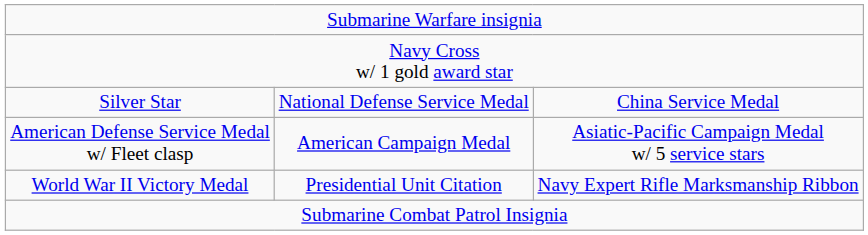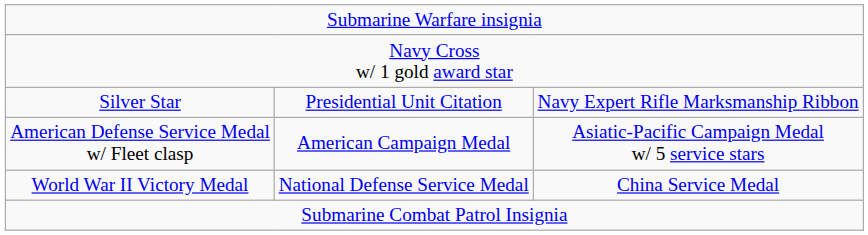(404, 102) National Defense Service Medal -> (404, 102) Presidential Unit Citation
(698, 102) China Service Medal -> (698, 102) Navy Expert Rifle Marksmanship Ribbon
(404, 184) Presidential Unit Citation -> (404, 184) National Defense Service Medal
(698, 184) Navy Expert Rifle Marksmanship Ribbon -> (698, 184) China Service Medal
